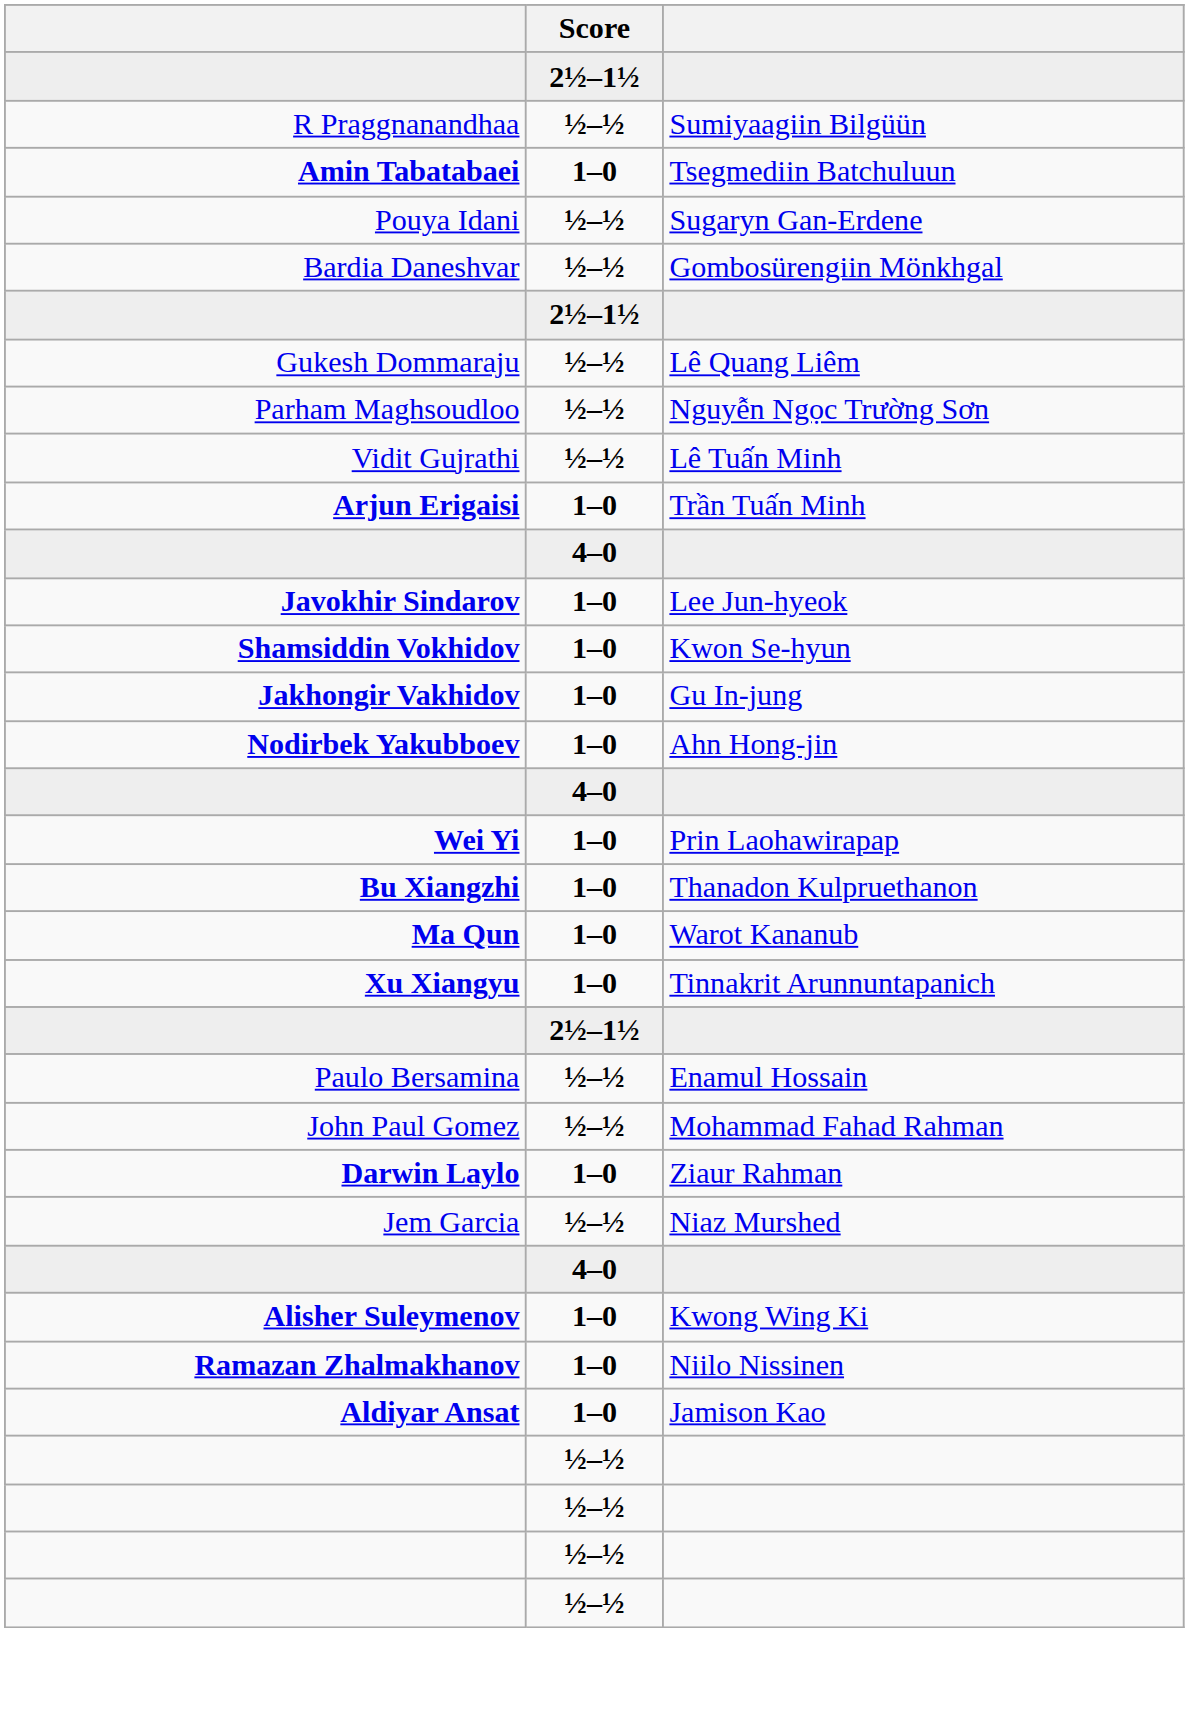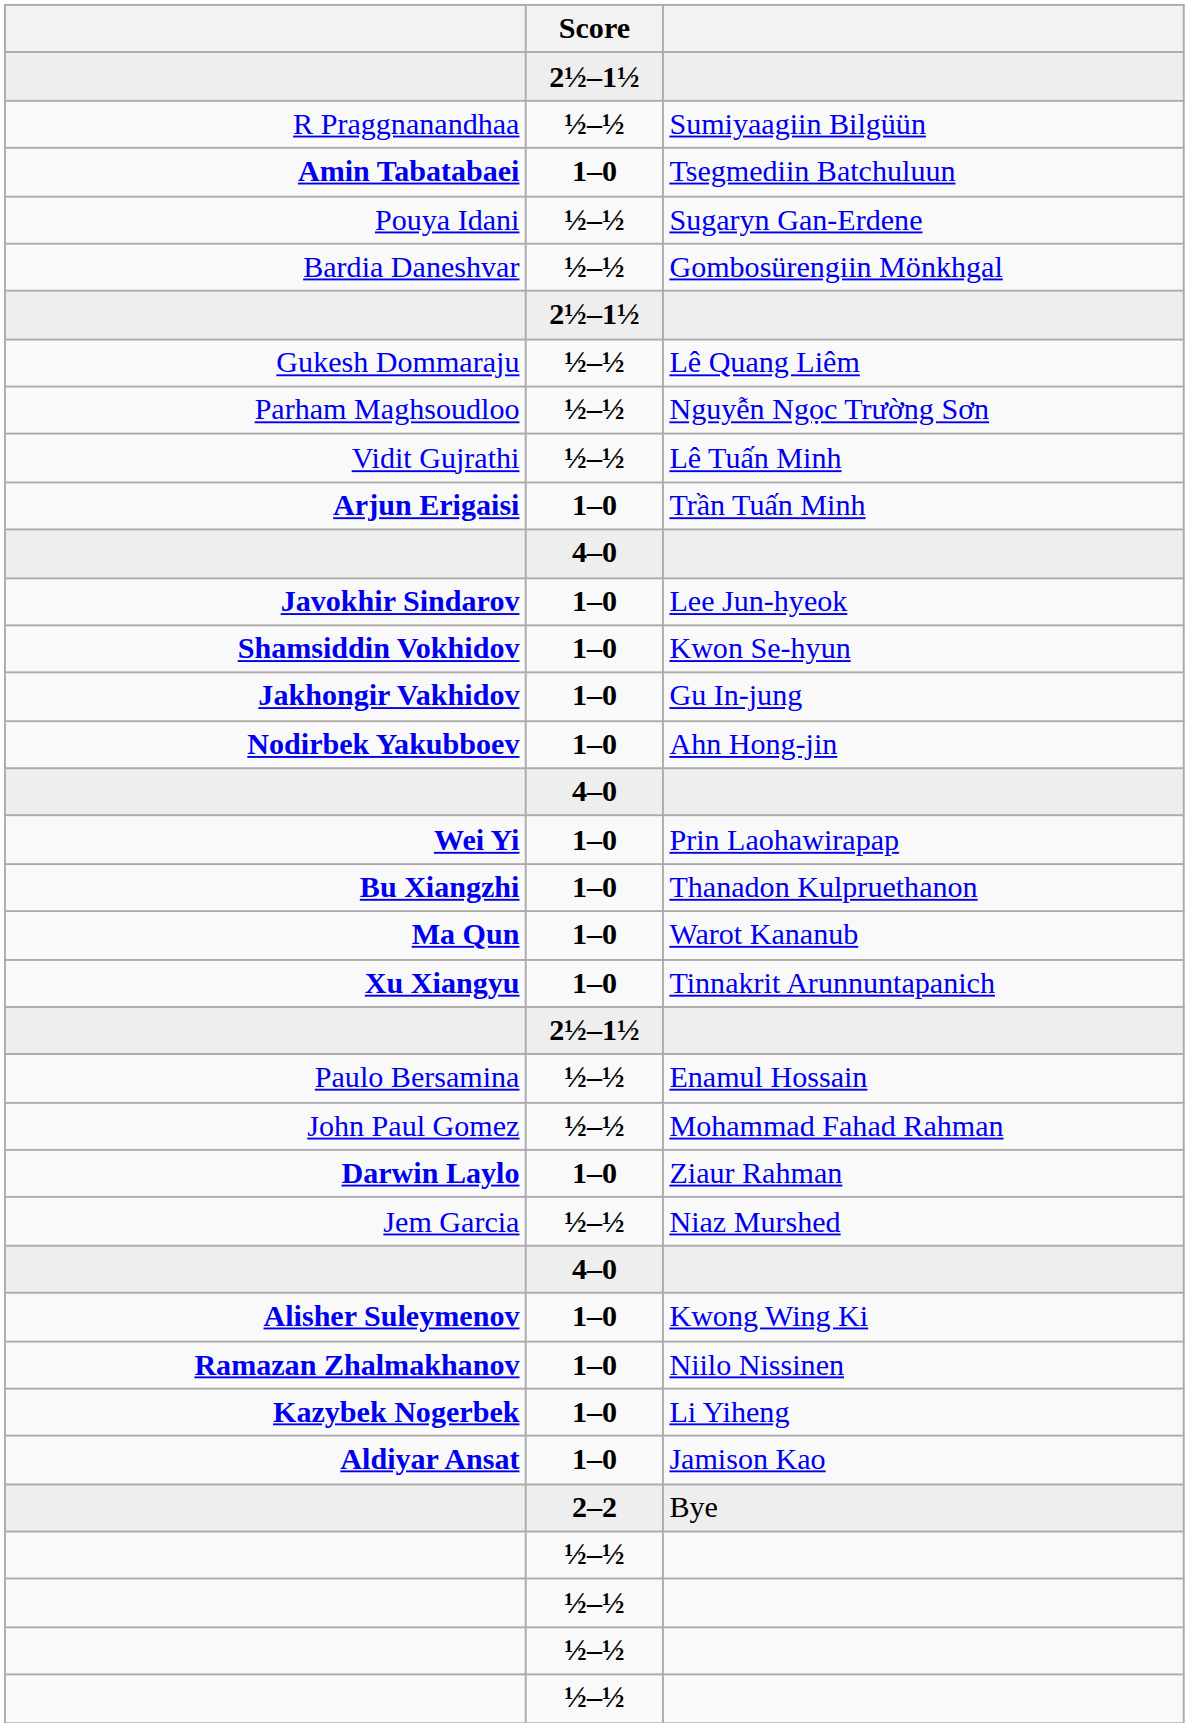+ row: (594, 1411)
+ row: (594, 1507)
